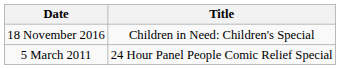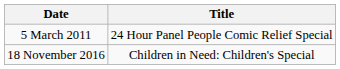rows swapped: (56, 54) <-> (56, 34)
